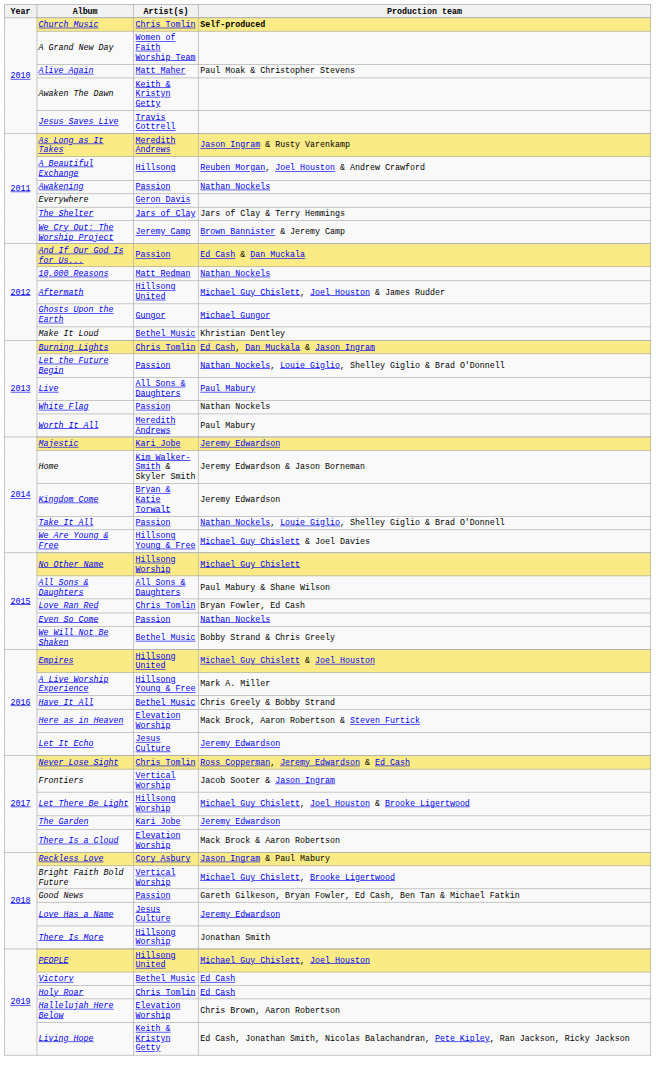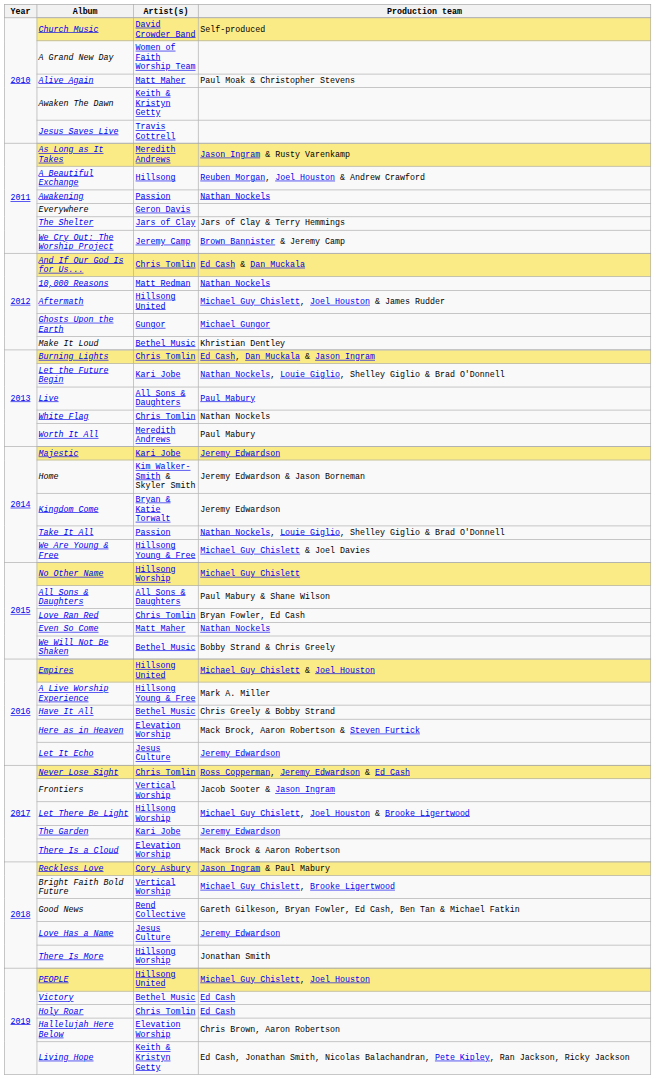(166, 25) Chris Tomlin -> (166, 29) David Crowder Band
(233, 25) bold -> (233, 29) normal
(153, 255) Passion -> (166, 265) Chris Tomlin
(153, 366) Passion -> (158, 375) Kari Jobe
(153, 407) Passion -> (166, 417) Chris Tomlin
(153, 619) Passion -> (161, 629) Matt Maher
(153, 896) Passion -> (161, 910) Rend Collective
